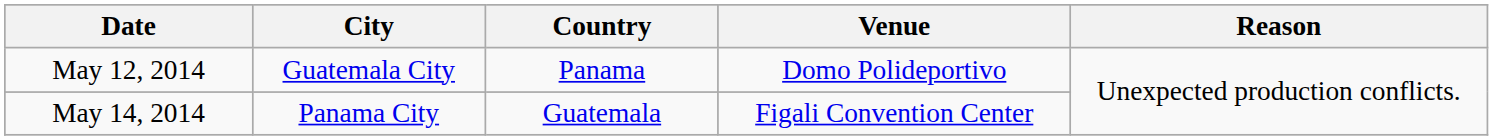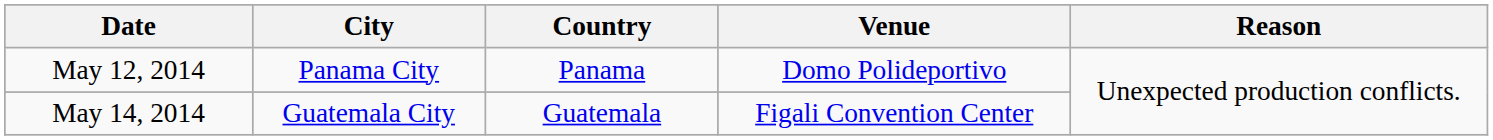(369, 69) Guatemala City -> (369, 69) Panama City
(369, 112) Panama City -> (369, 112) Guatemala City
